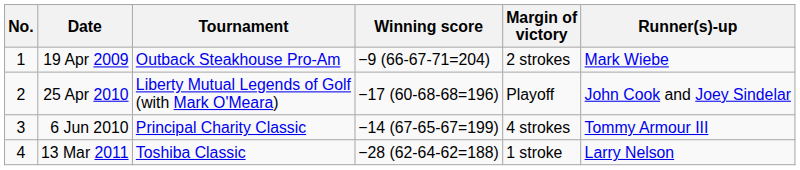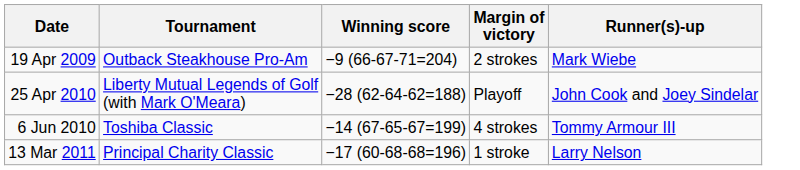- column: (21, 26)
(429, 94) −17 (60-68-68=196) -> (396, 94) −28 (62-64-62=188)
(221, 128) Principal Charity Classic -> (158, 128) Toshiba Classic
(191, 153) Toshiba Classic -> (188, 153) Principal Charity Classic
(429, 153) −28 (62-64-62=188) -> (396, 153) −17 (60-68-68=196)
